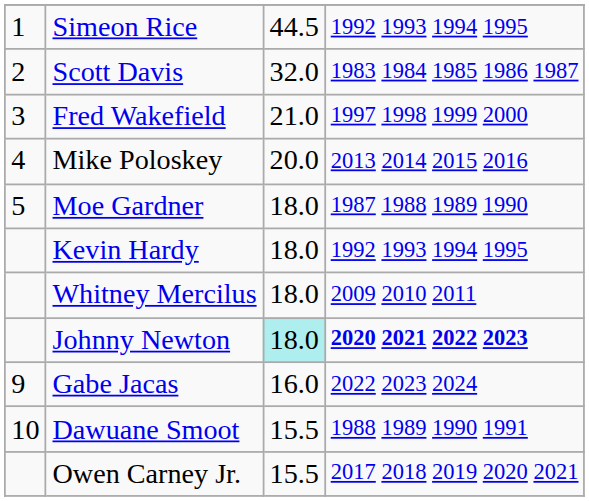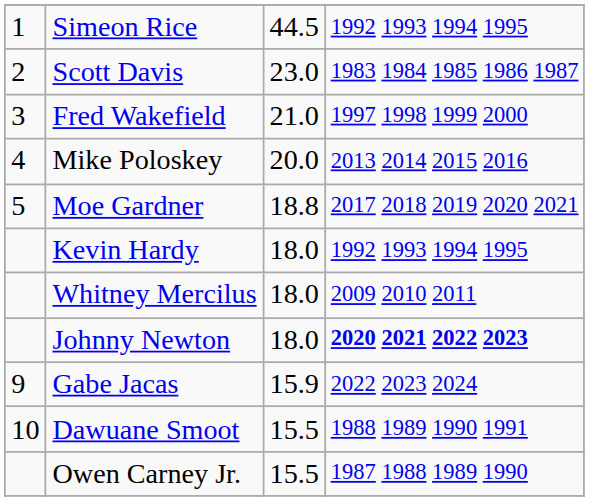(294, 71) 32.0 -> (294, 71) 23.0
(294, 205) 18.0 -> (294, 205) 18.8
(429, 205) 1987 1988 1989 1990 -> (455, 205) 2017 2018 2019 2020 2021
(294, 339) paleturquoise background -> (294, 339) no background
(294, 384) 16.0 -> (294, 384) 15.9
(455, 473) 2017 2018 2019 2020 2021 -> (429, 473) 1987 1988 1989 1990
